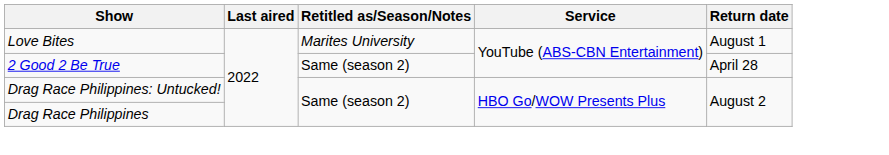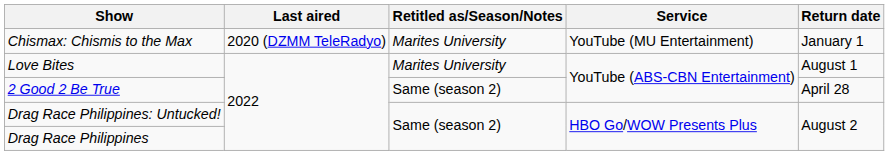+ row: (100, 41)
